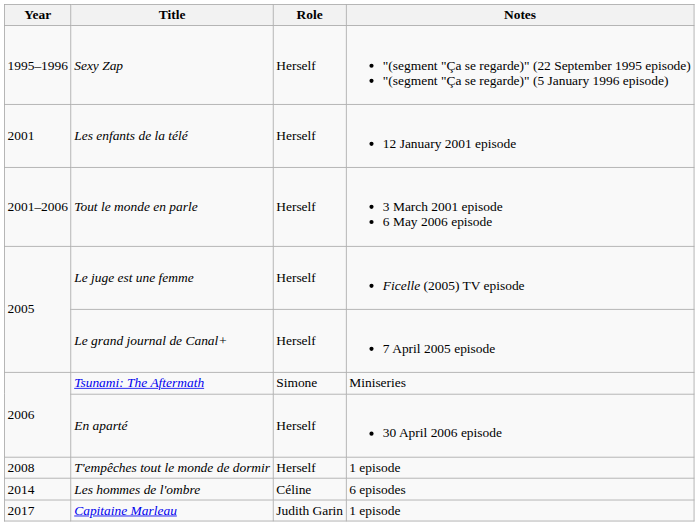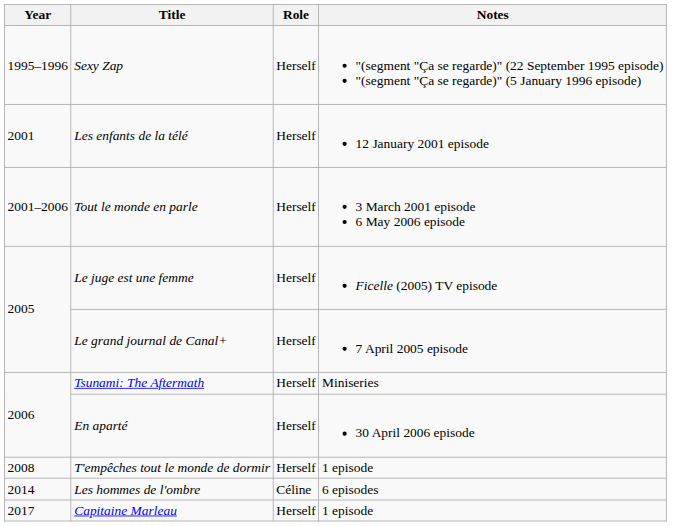(297, 383) Simone -> (296, 383) Herself
(310, 510) Judith Garin -> (296, 510) Herself
